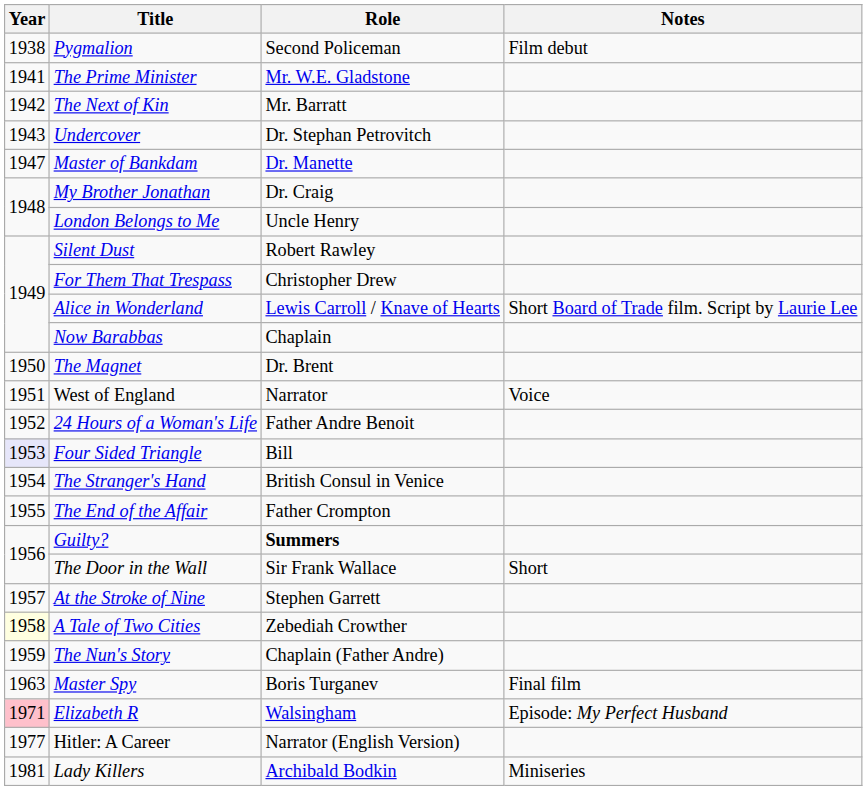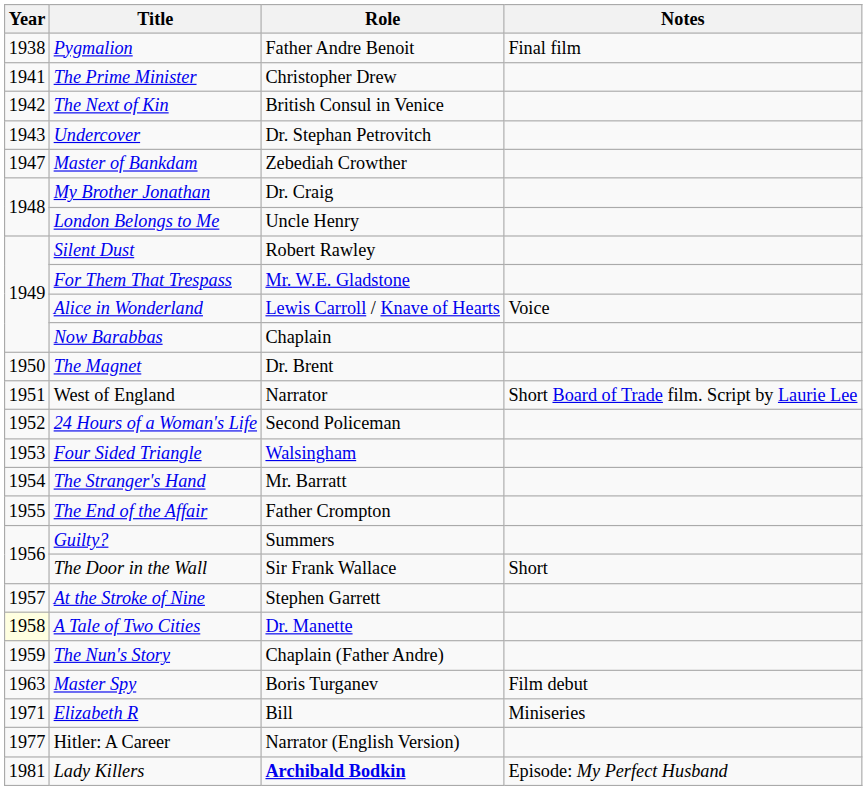(333, 47) Second Policeman -> (340, 47) Father Andre Benoit
(548, 47) Film debut -> (545, 47) Final film
(338, 76) Mr. W.E. Gladstone -> (331, 76) Christopher Drew
(306, 105) Mr. Barratt -> (355, 105) British Consul in Venice
(309, 163) Dr. Manette -> (336, 163) Zebediah Crowther
(331, 279) Christopher Drew -> (338, 279) Mr. W.E. Gladstone
(683, 308) Short Board of Trade film. Script by Laurie Lee -> (529, 308) Voice
(529, 395) Voice -> (683, 395) Short Board of Trade film. Script by Laurie Lee
(340, 423) Father Andre Benoit -> (333, 423) Second Policeman
(27, 452) lavender background -> (27, 452) no background
(279, 452) Bill -> (311, 452) Walsingham
(355, 481) British Consul in Venice -> (306, 481) Mr. Barratt
(302, 539) bold -> (300, 539) normal
(336, 626) Zebediah Crowther -> (309, 626) Dr. Manette
(545, 684) Final film -> (548, 684) Film debut
(27, 713) pink background -> (27, 713) no background
(311, 713) Walsingham -> (279, 713) Bill
(618, 713) Episode: My Perfect Husband -> (547, 713) Miniseries
(331, 771) normal -> (335, 771) bold
(547, 771) Miniseries -> (618, 771) Episode: My Perfect Husband
